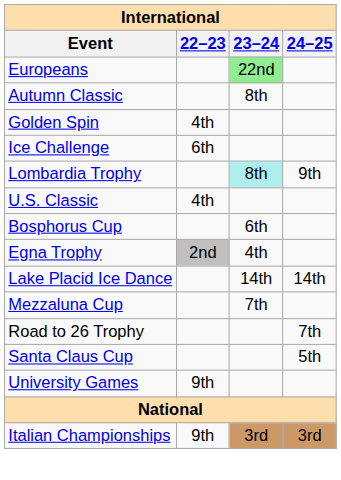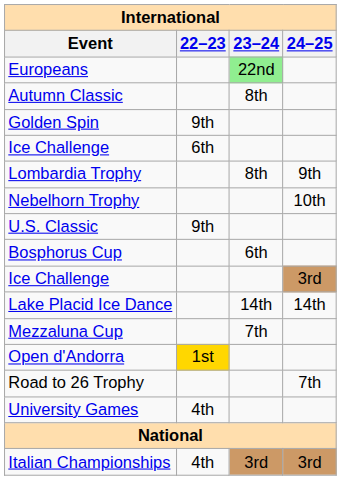(203, 122) 4th -> (203, 122) 9th
(256, 174) paleturquoise background -> (256, 174) no background
+ row: (74, 200)
(203, 200) 4th -> (203, 226) 9th
- row: (55, 252)
+ row: (59, 278)
+ row: (66, 357)
- row: (71, 357)
(203, 383) 9th -> (203, 409) 4th
(203, 435) 9th -> (203, 461) 4th
